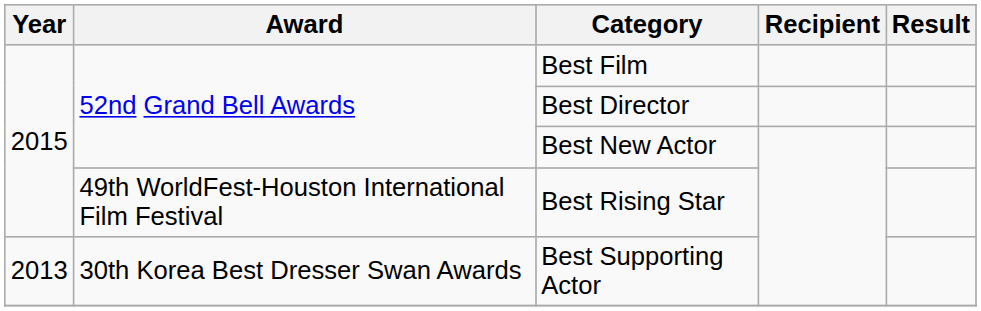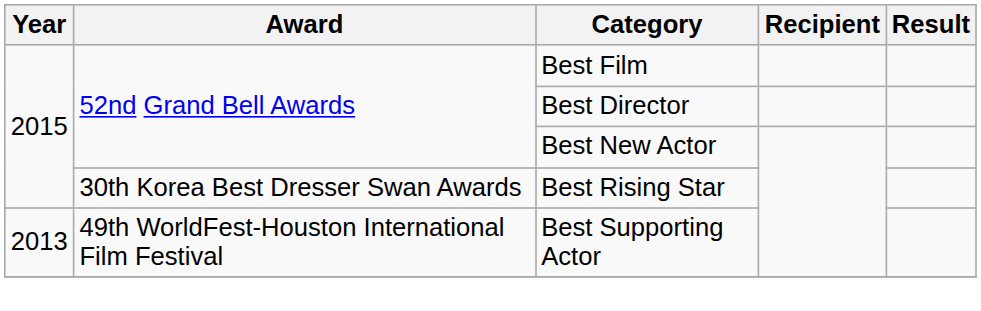(292, 201) 49th WorldFest-Houston International Film Festival -> (300, 187) 30th Korea Best Dresser Swan Awards
(300, 271) 30th Korea Best Dresser Swan Awards -> (292, 242) 49th WorldFest-Houston International Film Festival
